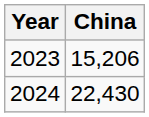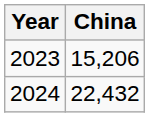(105, 93) 22,430 -> (105, 93) 22,432
